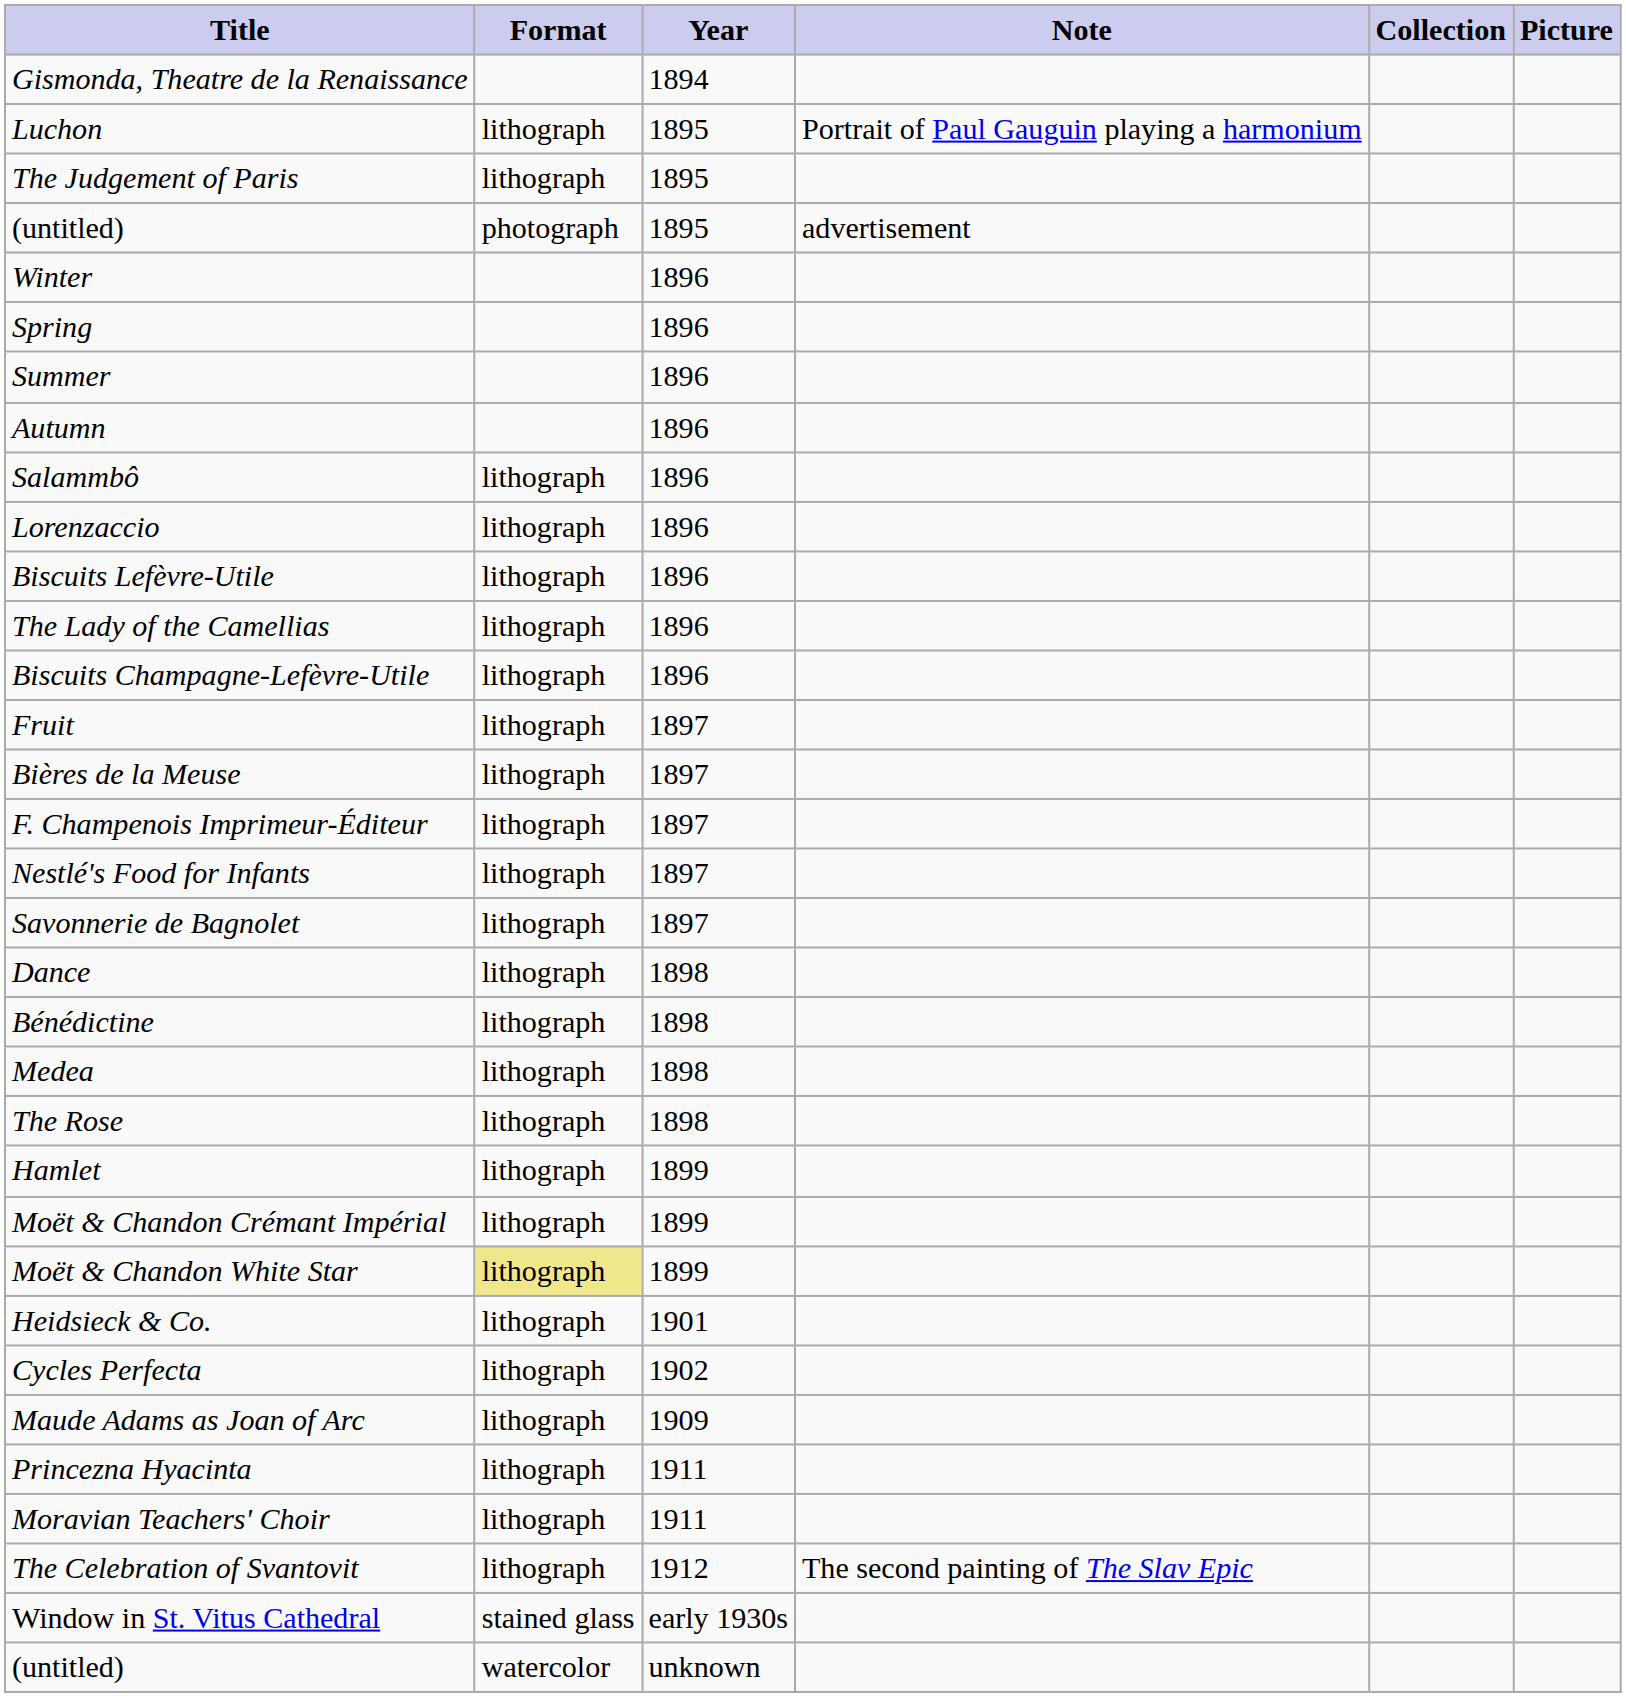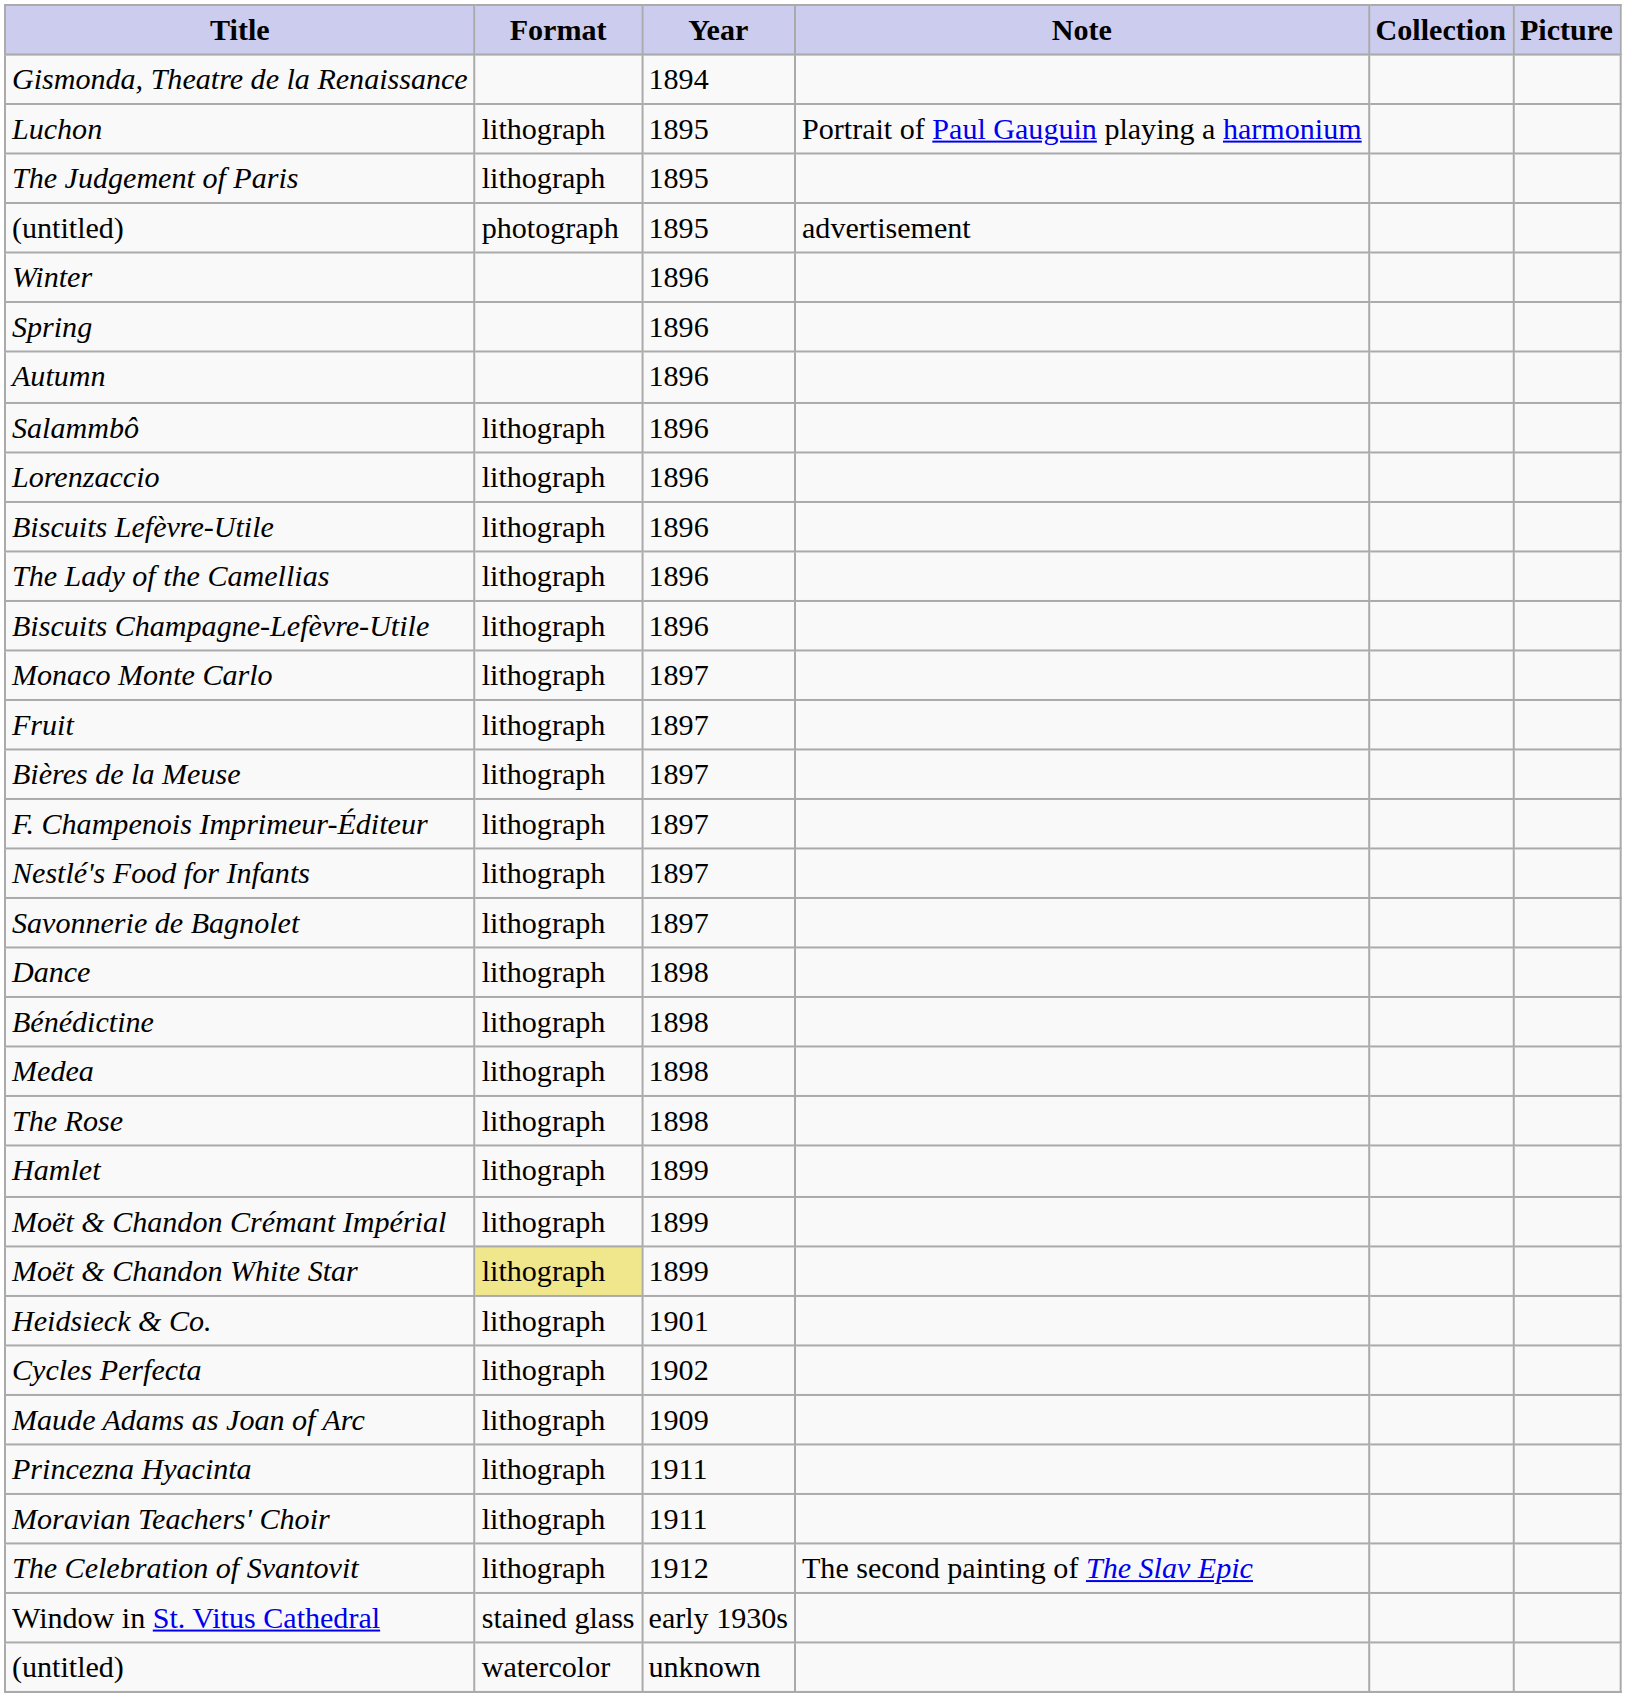- row: (61, 376)
+ row: (142, 674)
